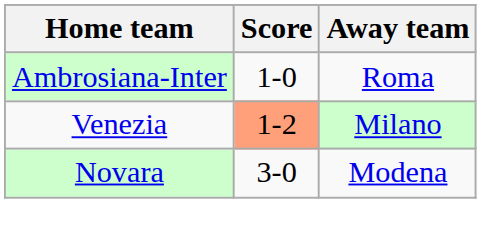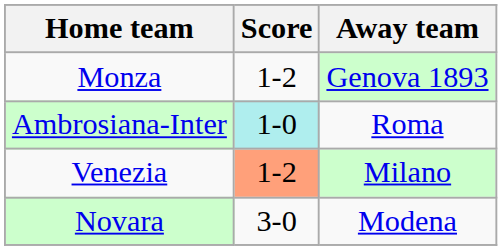+ row: (119, 76)
(277, 76) no background -> (277, 124) paleturquoise background
